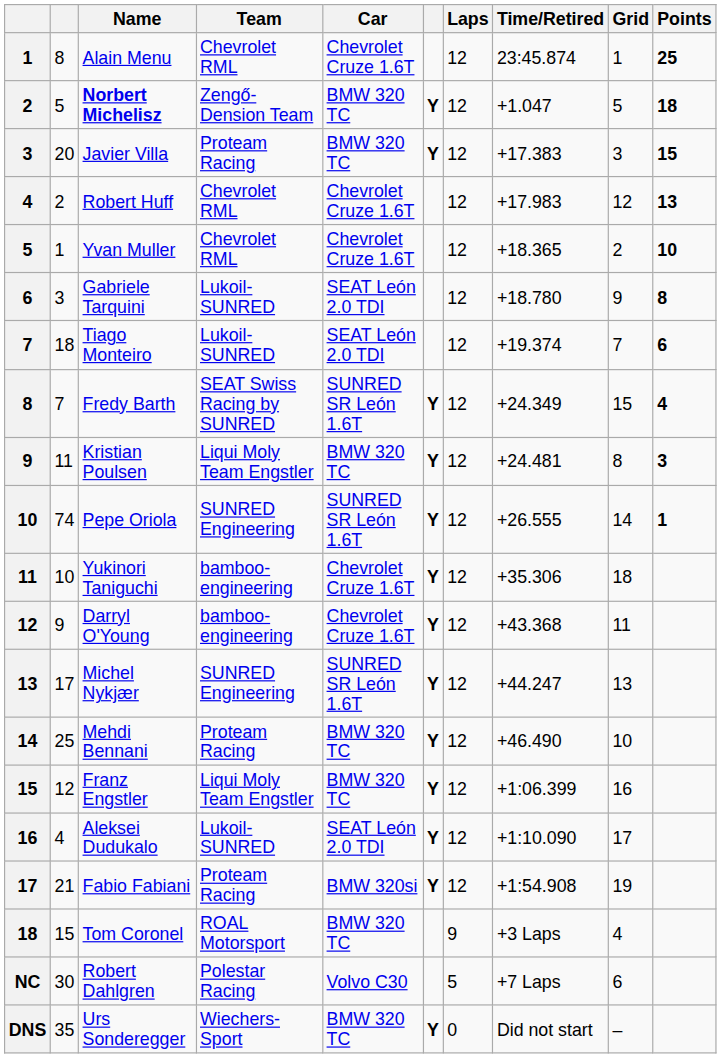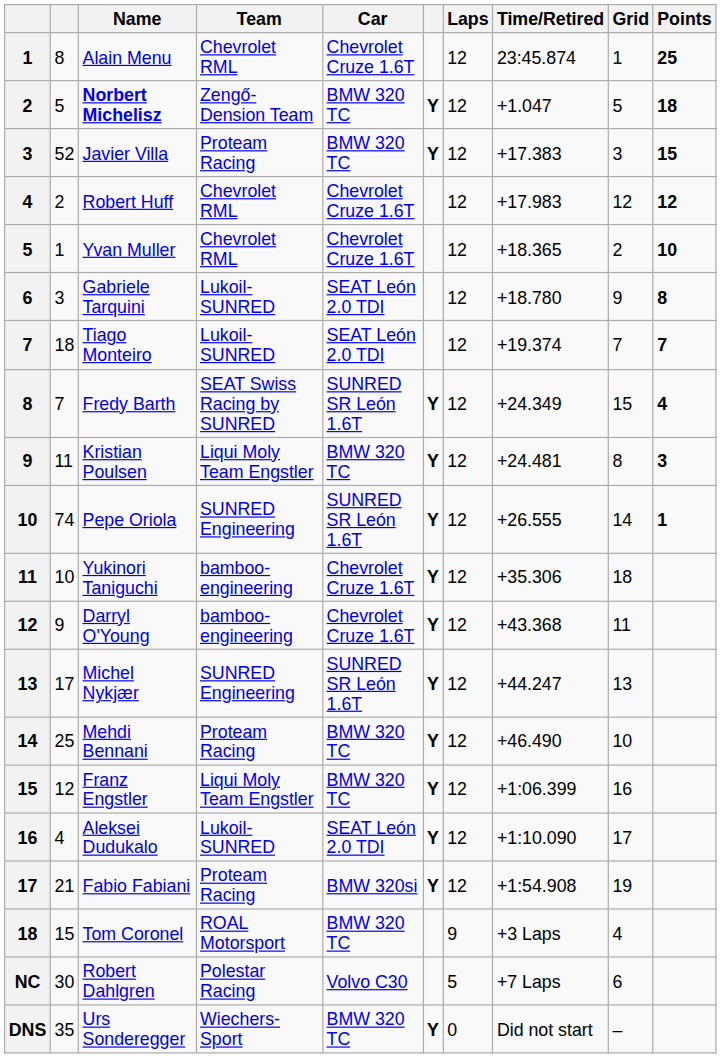(64, 153) 20 -> (64, 153) 52
(667, 201) 13 -> (667, 201) 12
(662, 345) 6 -> (662, 345) 7
